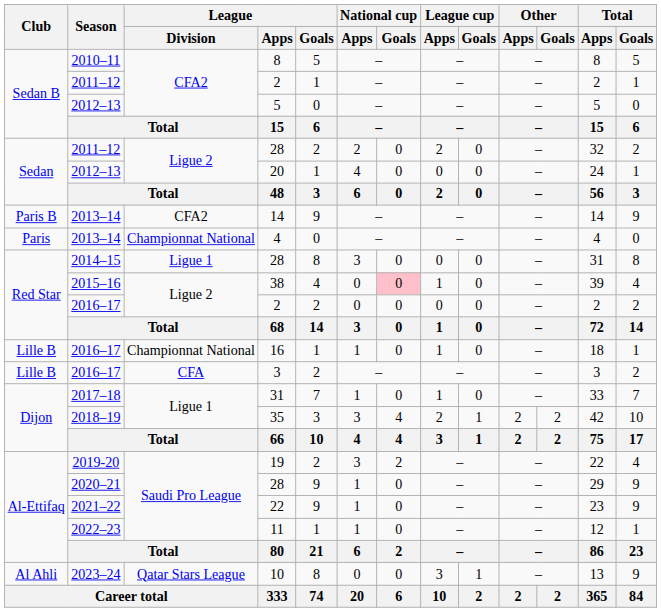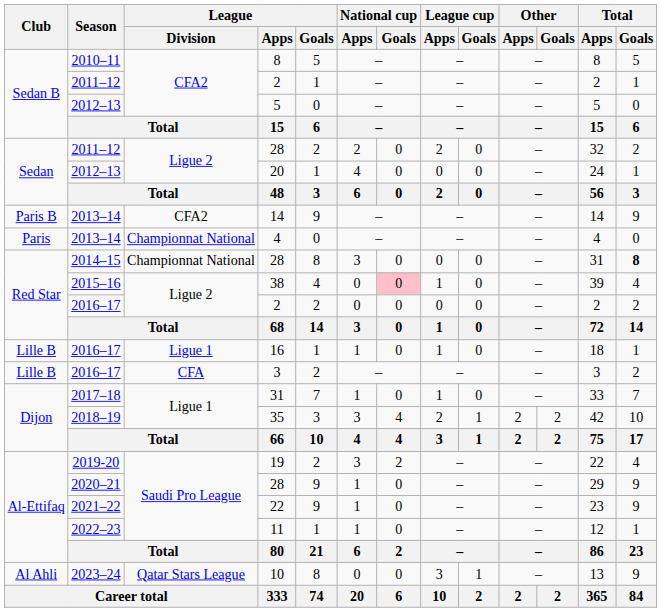(191, 261) Ligue 1 -> (191, 261) Championnat National
(636, 261) normal -> (636, 261) bold
(191, 350) Championnat National -> (191, 350) Ligue 1
